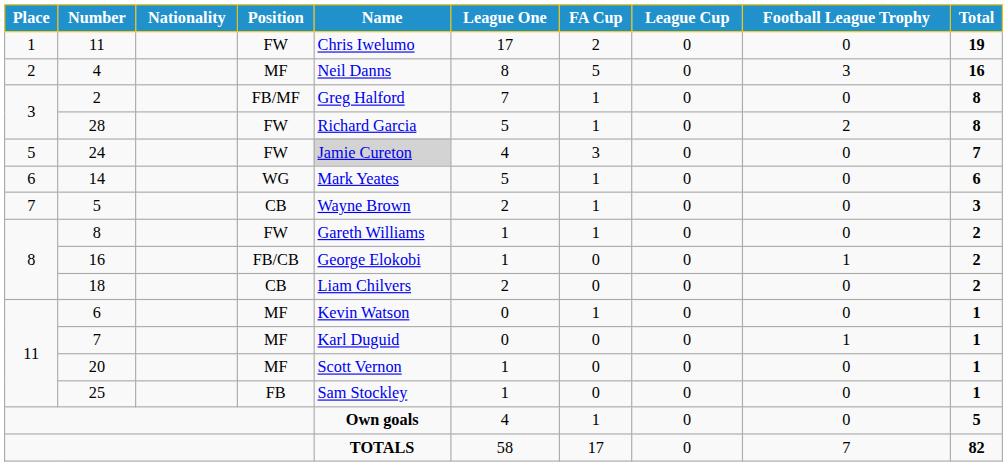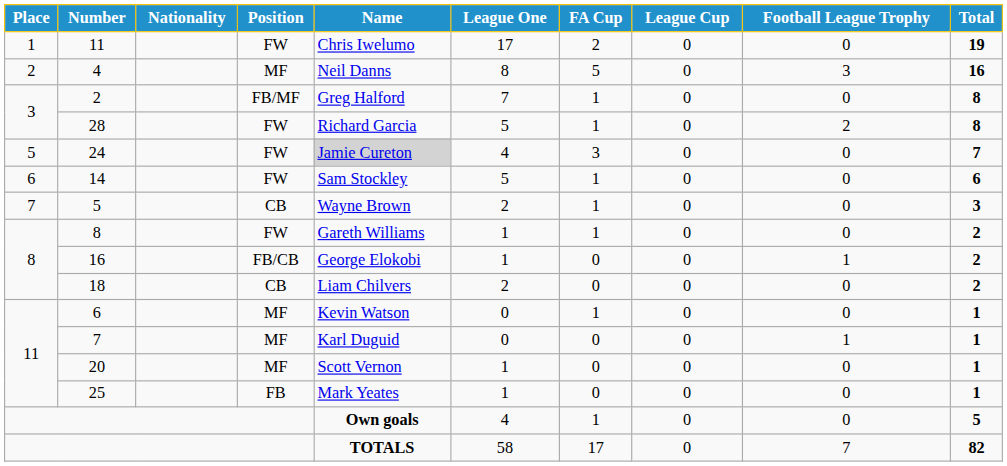(276, 179) WG -> (276, 179) FW
(358, 179) Mark Yeates -> (362, 179) Sam Stockley
(362, 394) Sam Stockley -> (358, 394) Mark Yeates
